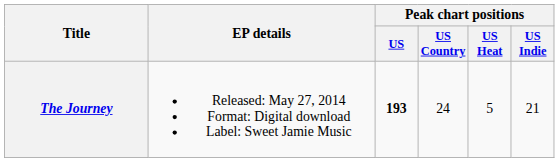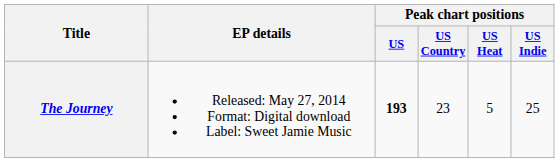(443, 109) 24 -> (443, 109) 23
(533, 109) 21 -> (533, 109) 25
